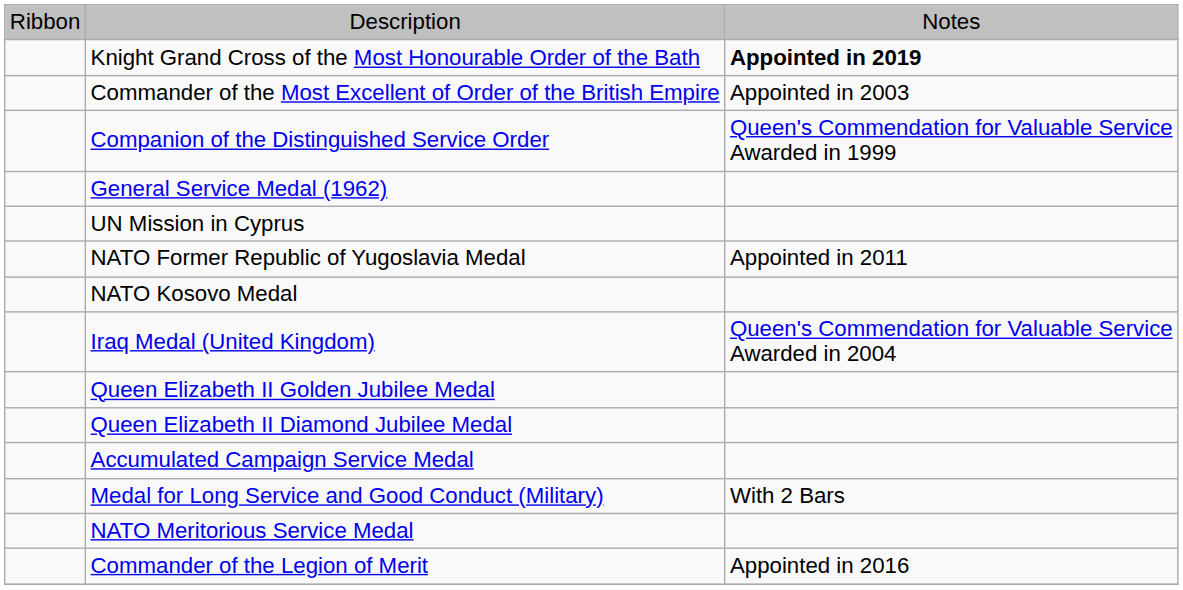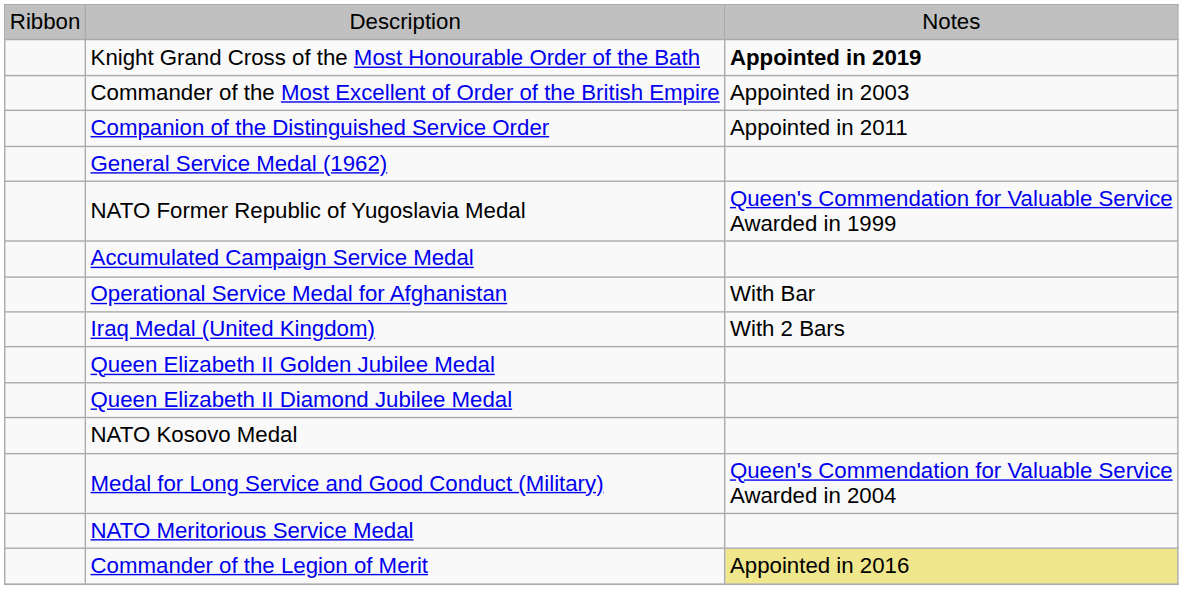(951, 140) Queen's Commendation for Valuable Service Awarded in 1999 -> (819, 127) Appointed in 2011
- row: (197, 223)
(819, 258) Appointed in 2011 -> (951, 211) Queen's Commendation for Valuable Service Awarded in 1999
rows swapped: (194, 294) <-> (282, 460)
+ row: (299, 294)
(951, 341) Queen's Commendation for Valuable Service Awarded in 2004 -> (787, 329) With 2 Bars
(787, 495) With 2 Bars -> (951, 482) Queen's Commendation for Valuable Service Awarded in 2004
(820, 565) no background -> (820, 565) khaki background
